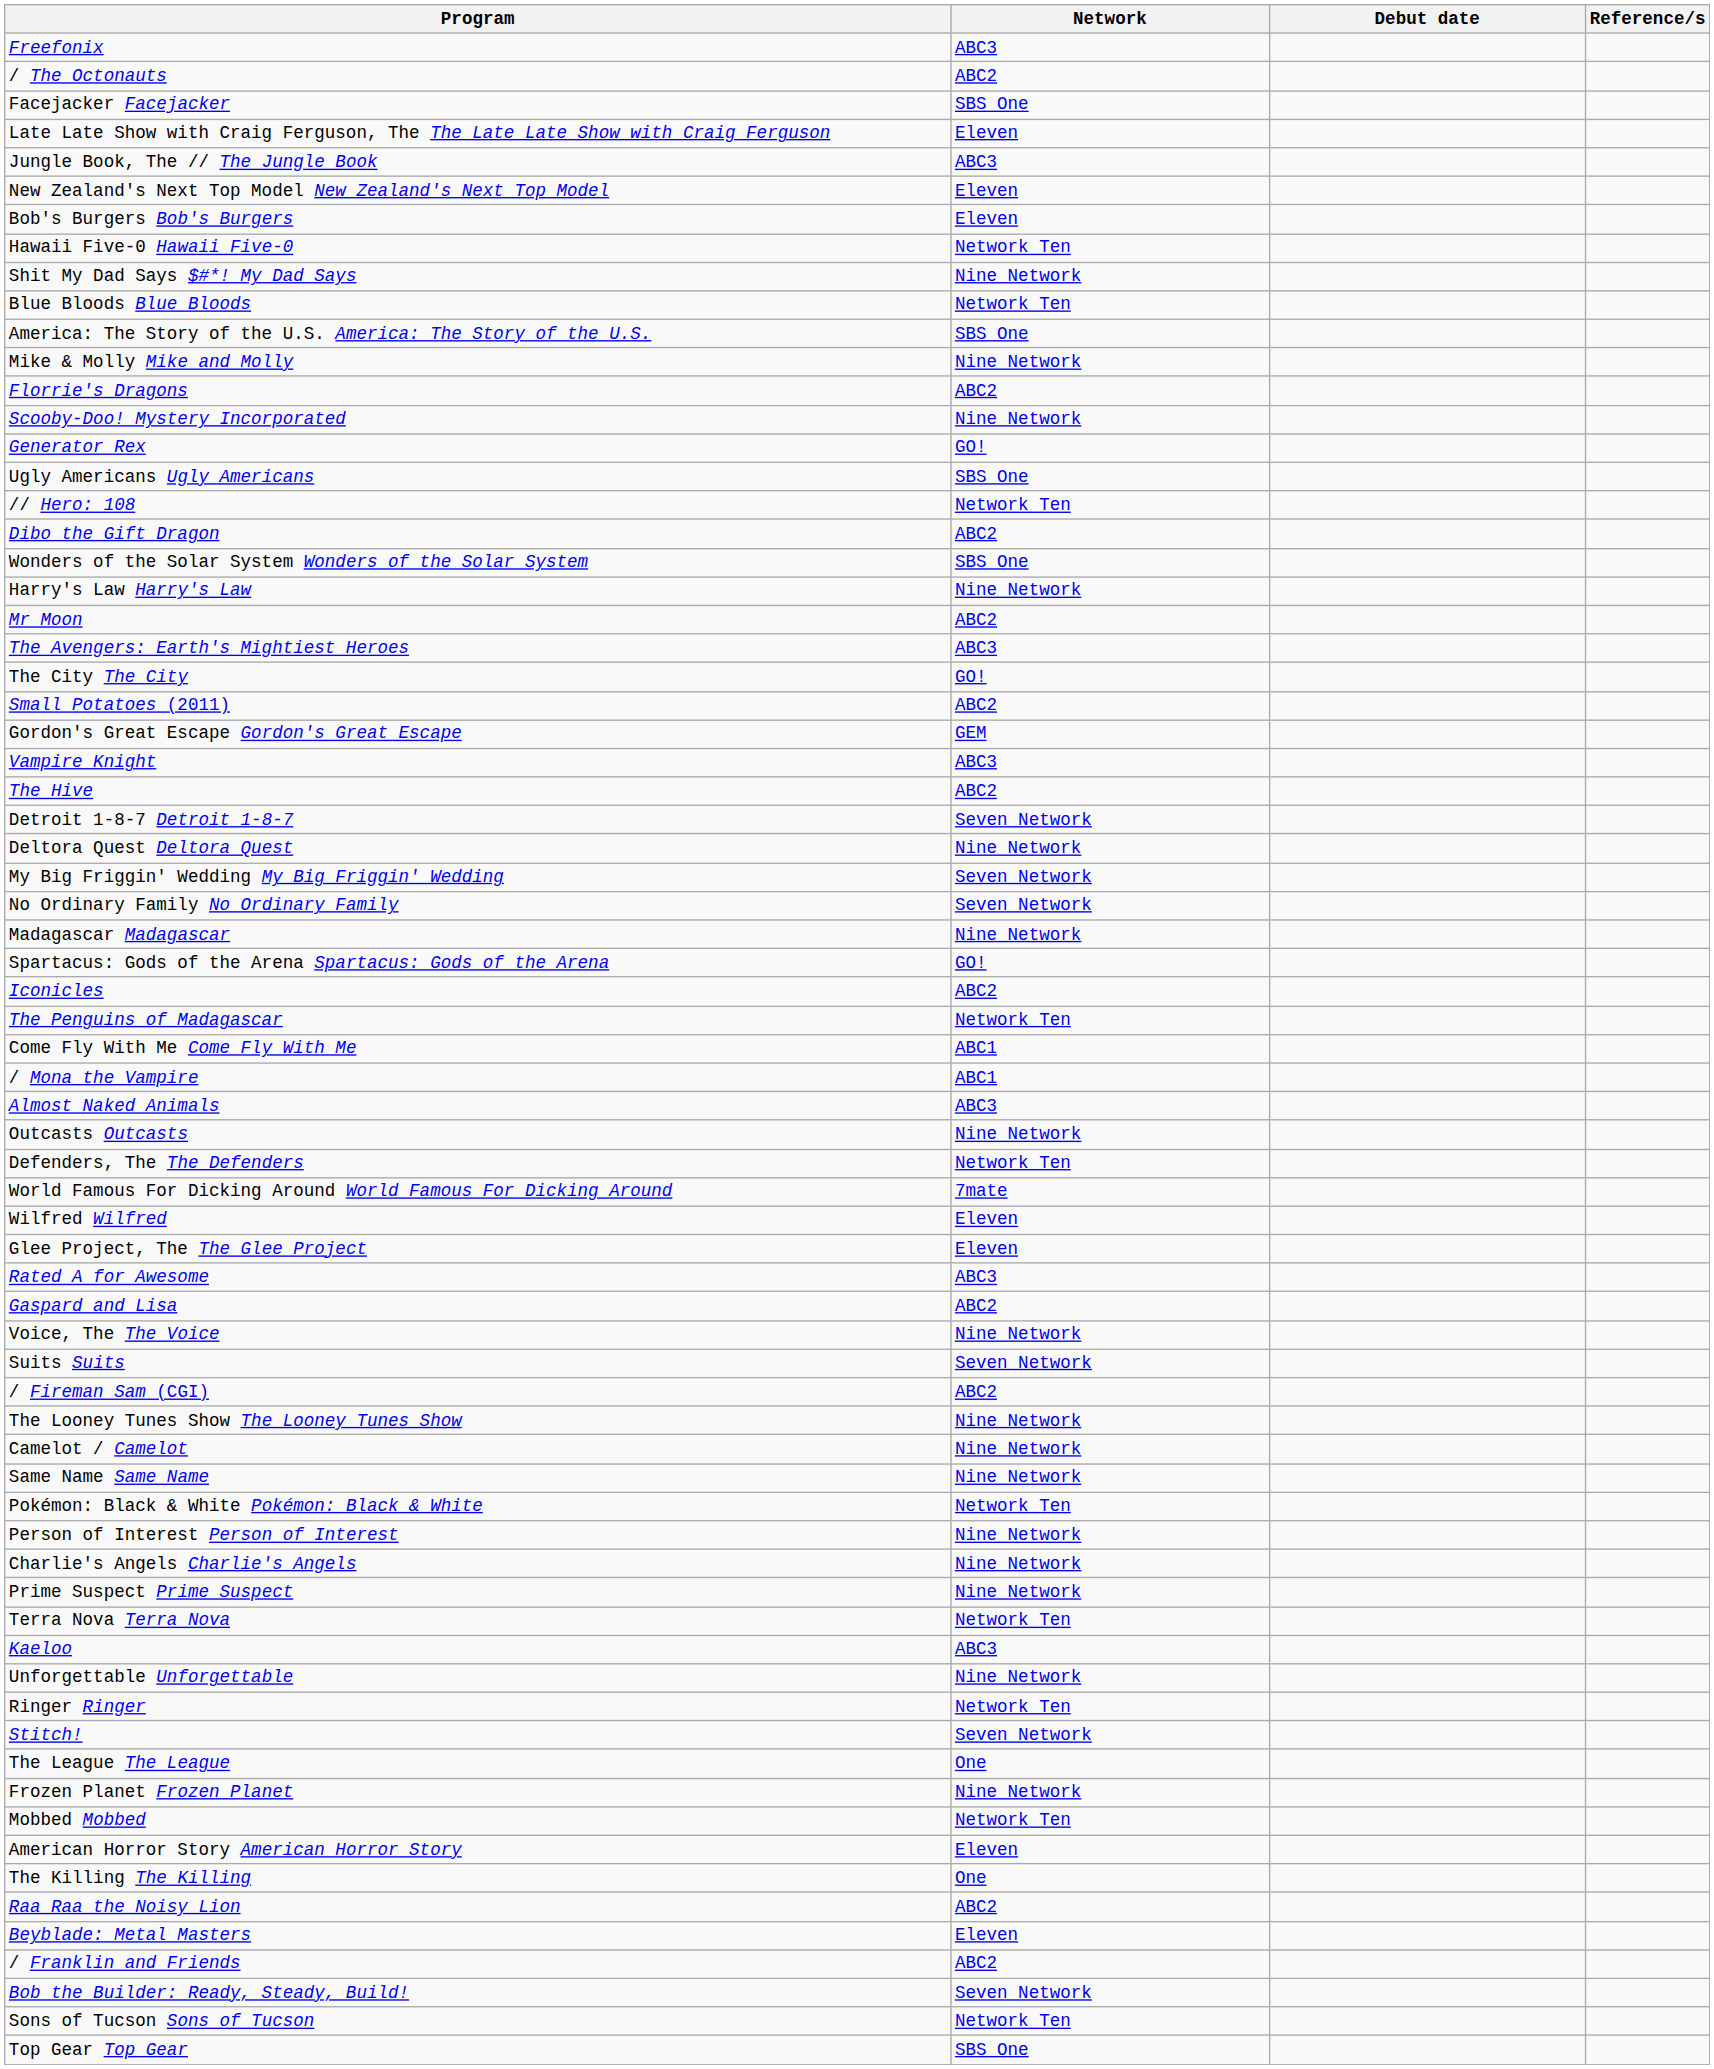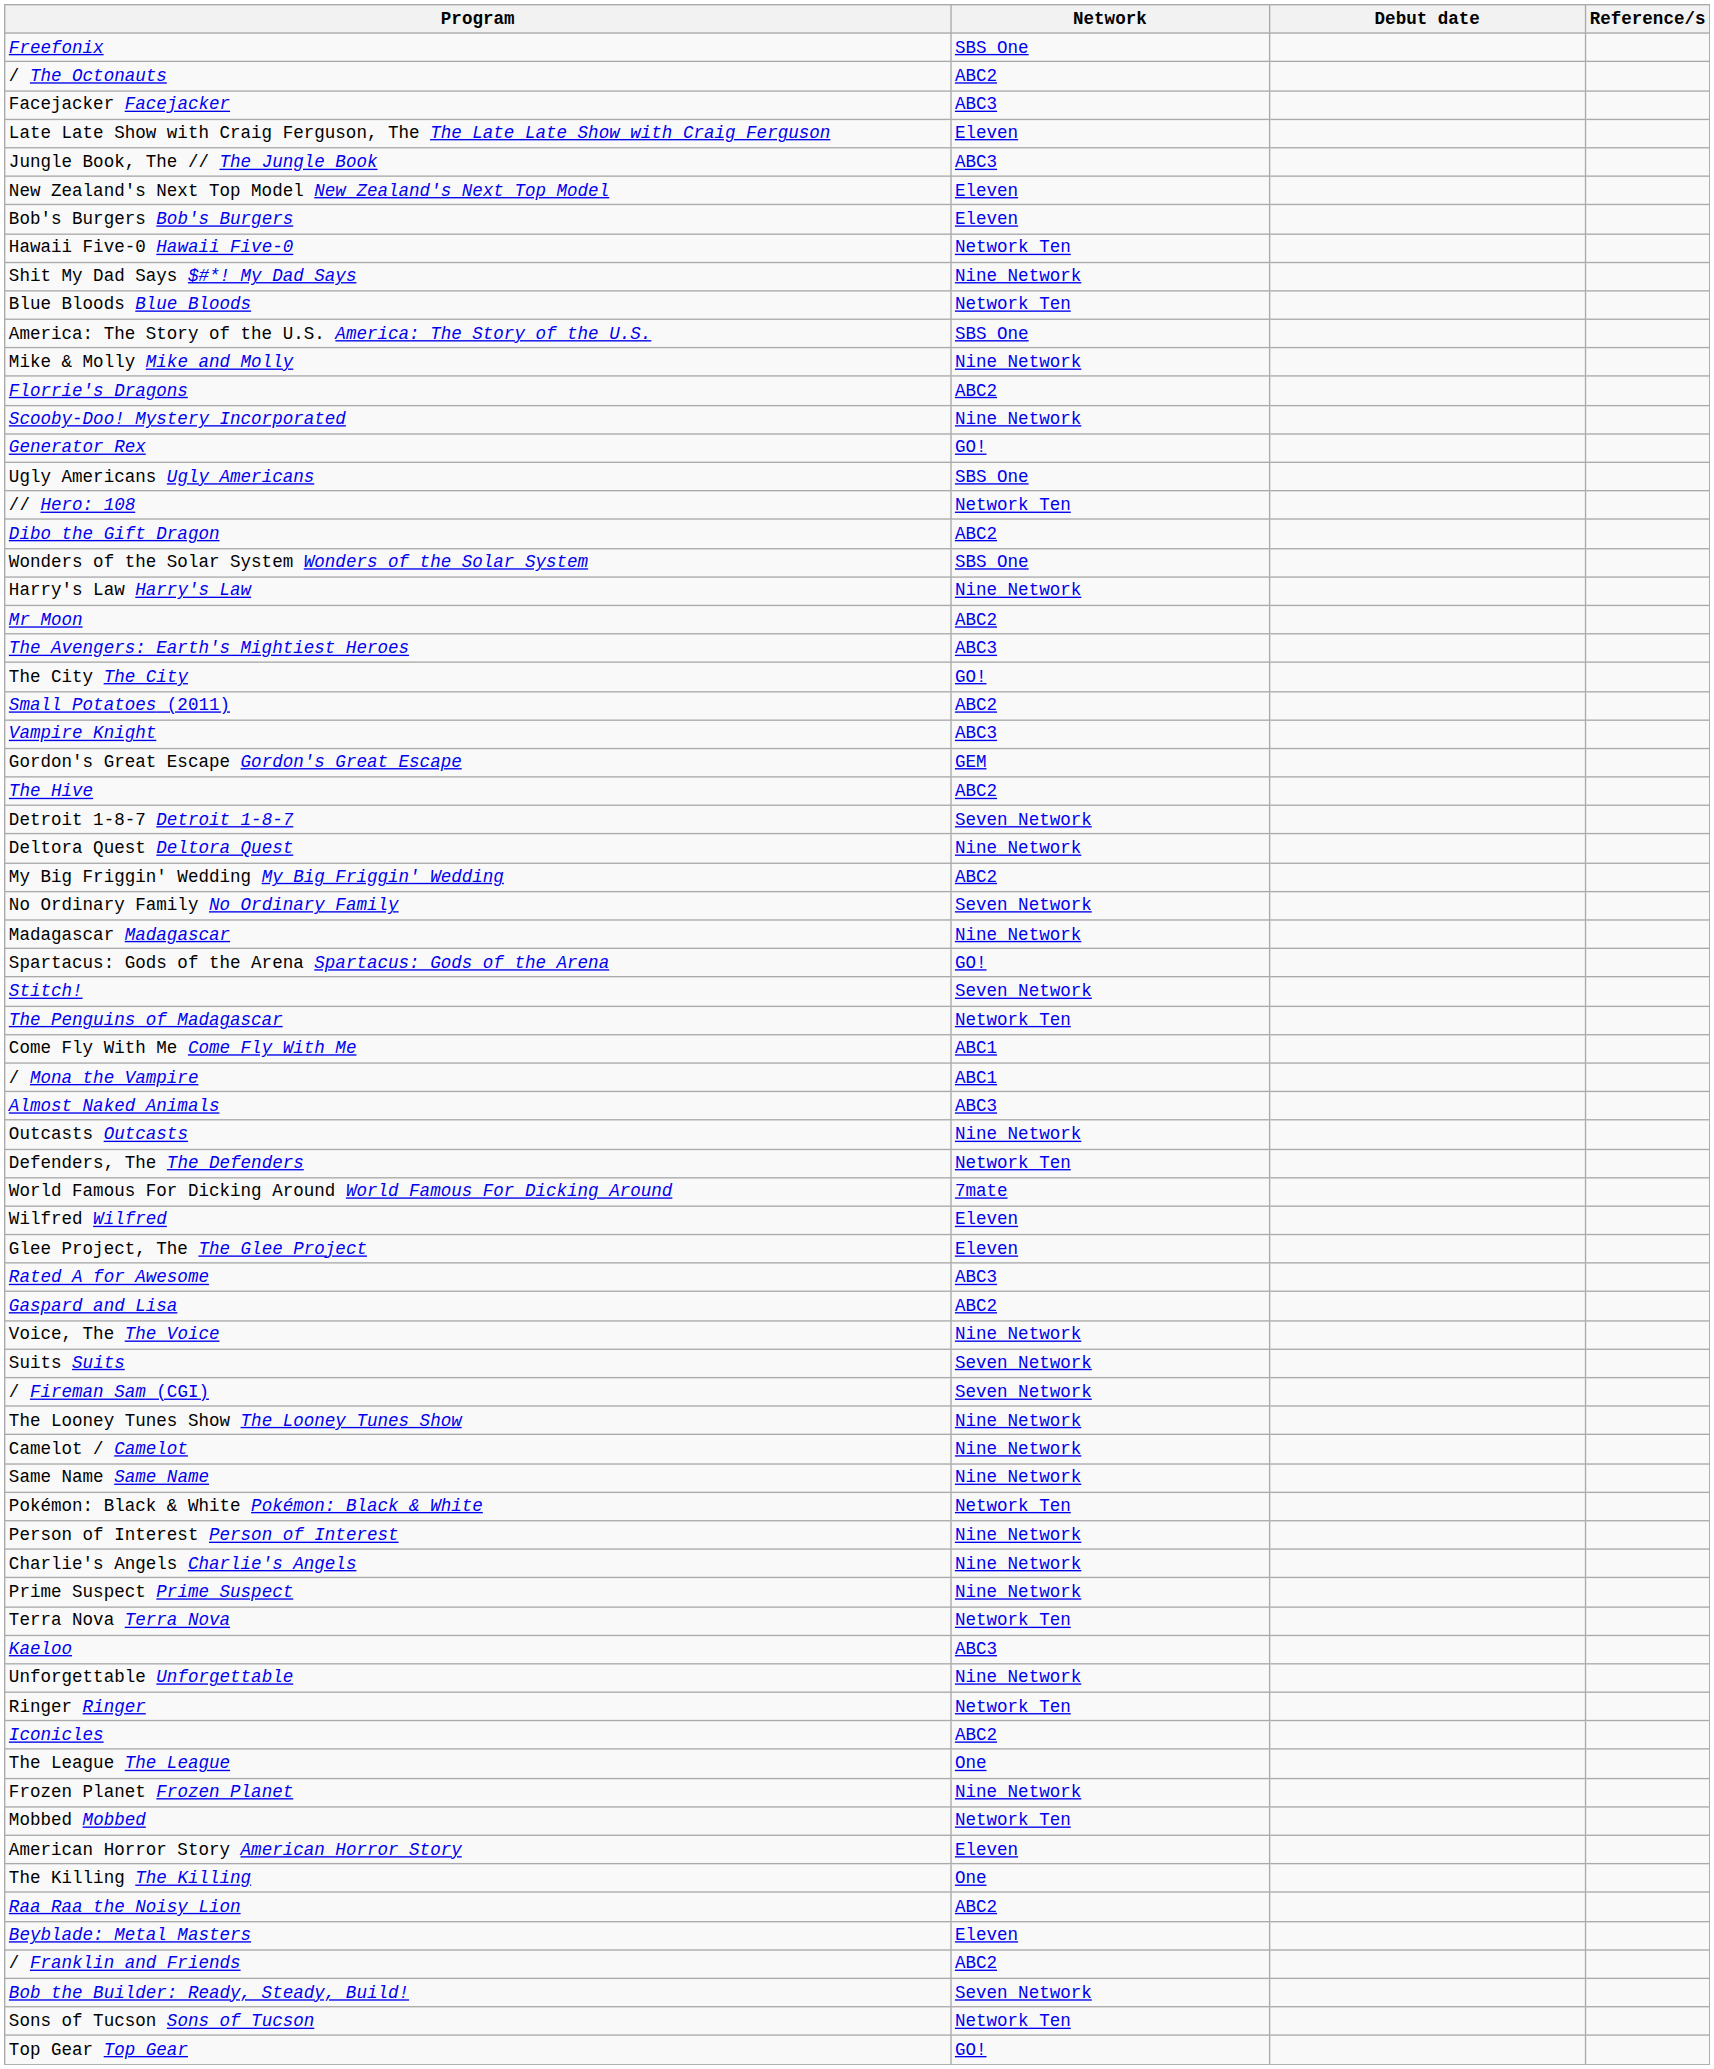(976, 48) ABC3 -> (992, 48) SBS One
(992, 105) SBS One -> (976, 105) ABC3
rows swapped: (235, 734) <-> (83, 763)
(1023, 877) Seven Network -> (976, 877) ABC2
rows swapped: (46, 1735) <-> (56, 991)
(976, 1392) ABC2 -> (1023, 1392) Seven Network
(992, 2050) SBS One -> (971, 2050) GO!
